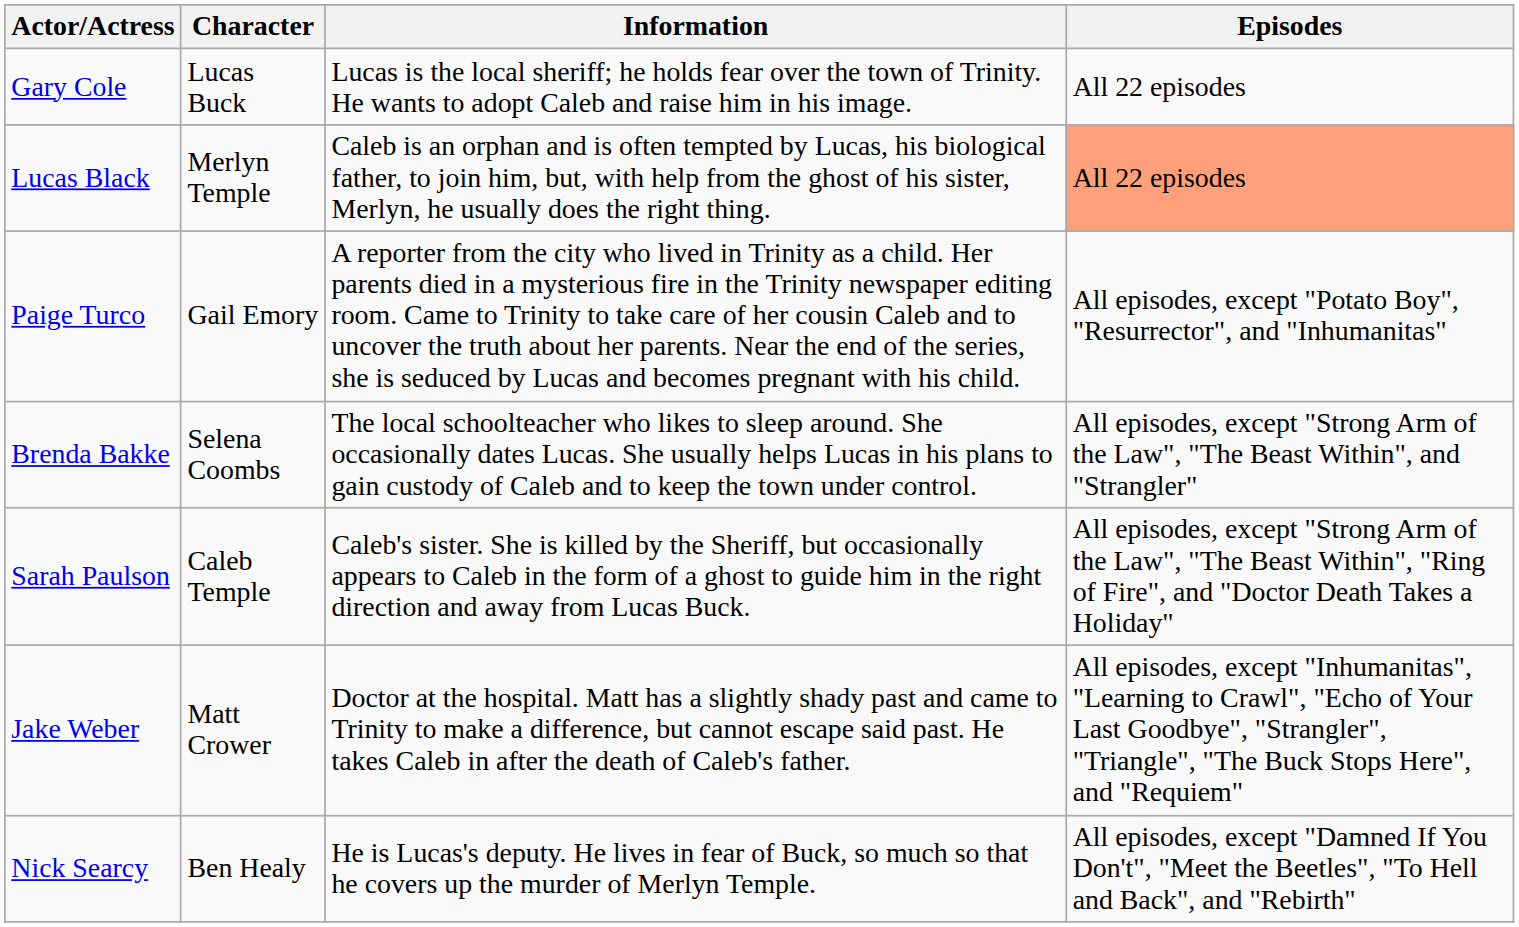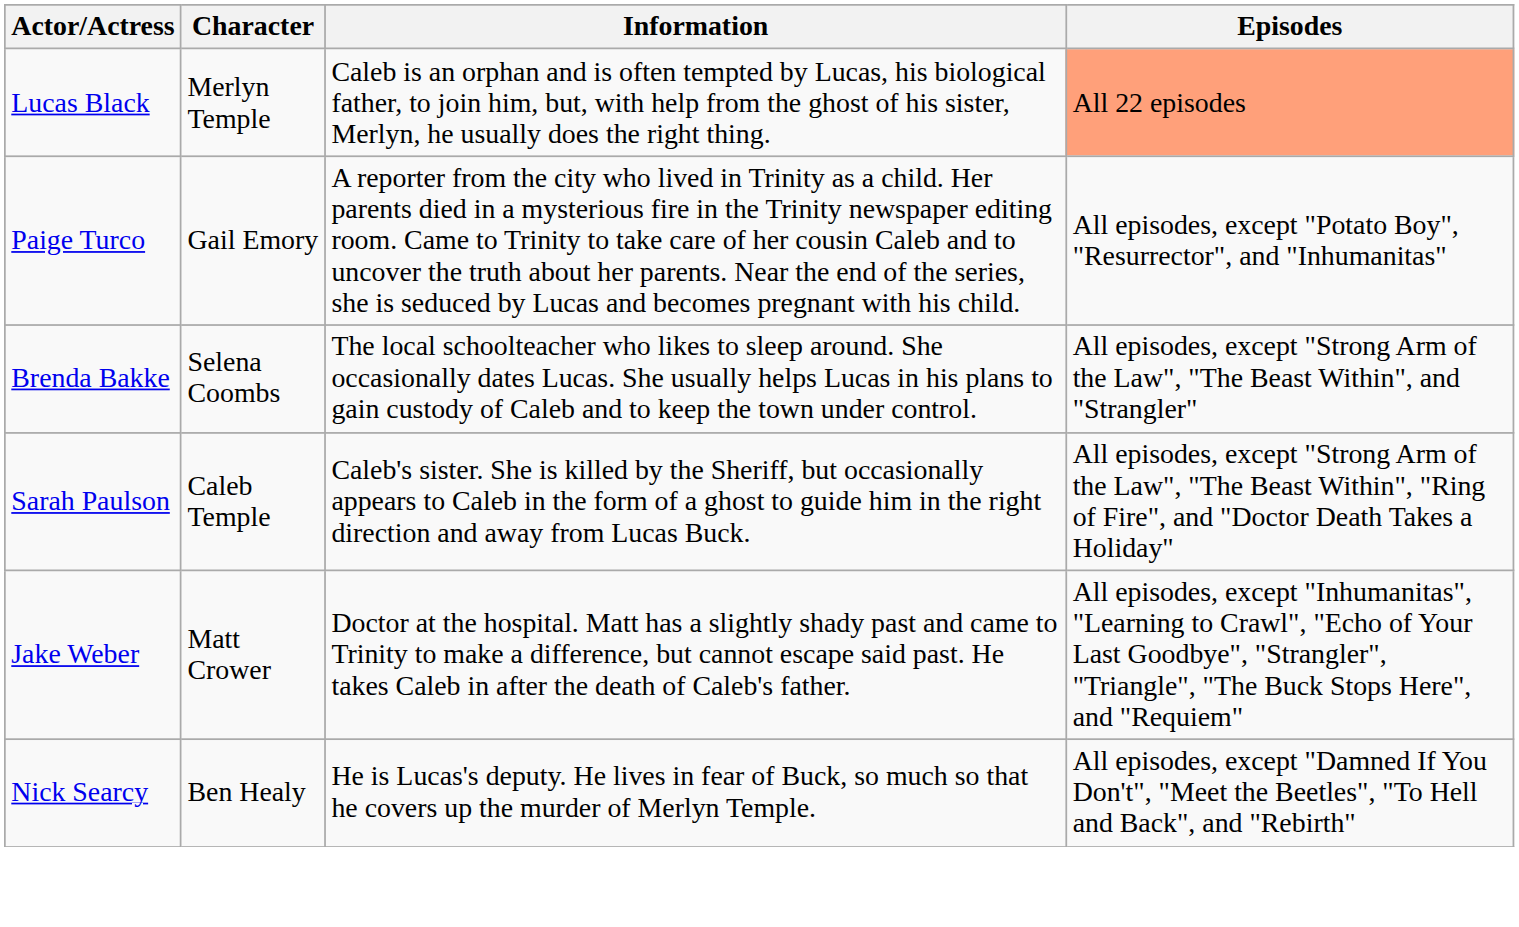- row: (69, 86)
